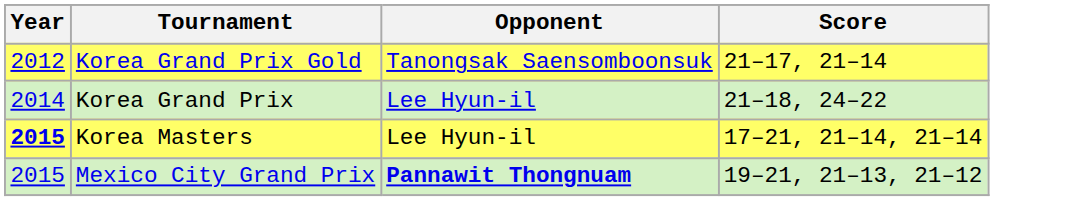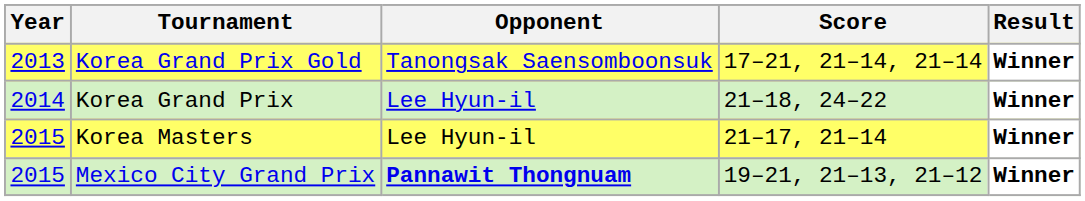+ column: (1034, 24)
(38, 62) 2012 -> (38, 62) 2013
(805, 62) 21–17, 21–14 -> (853, 62) 17–21, 21–14, 21–14
(38, 138) bold -> (38, 138) normal
(853, 138) 17–21, 21–14, 21–14 -> (805, 138) 21–17, 21–14
